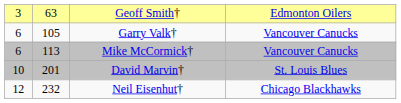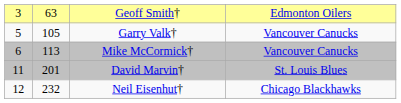(18, 32) 6 -> (18, 32) 5
(18, 70) 10 -> (18, 70) 11
